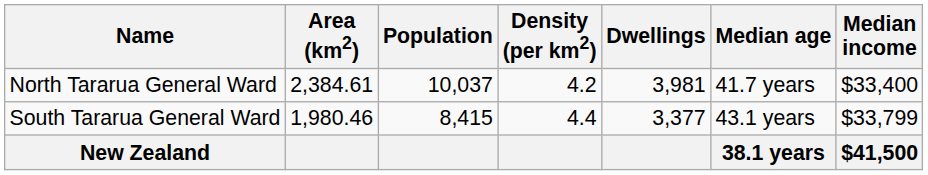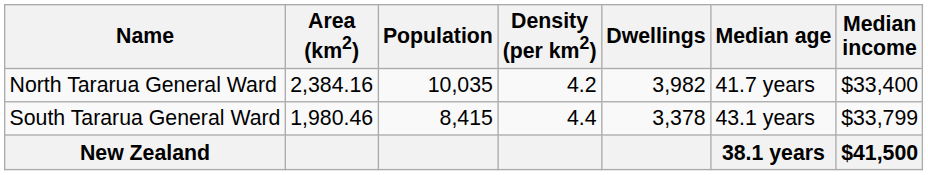(332, 84) 2,384.61 -> (332, 84) 2,384.16
(460, 84) 10,037 -> (460, 84) 10,035
(679, 84) 3,981 -> (679, 84) 3,982
(679, 118) 3,377 -> (679, 118) 3,378
